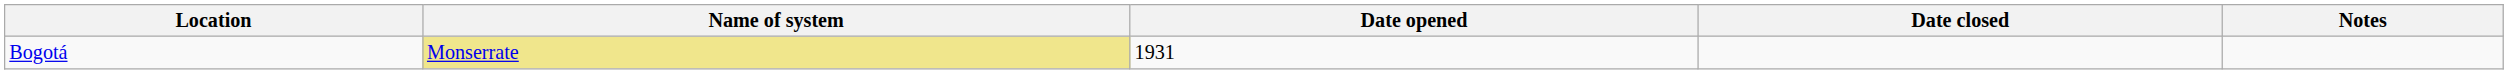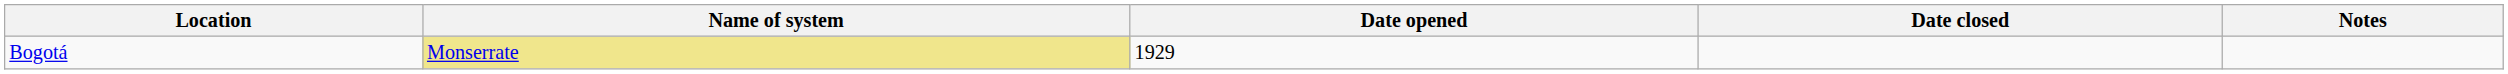(1155, 52) 1931 -> (1155, 52) 1929
